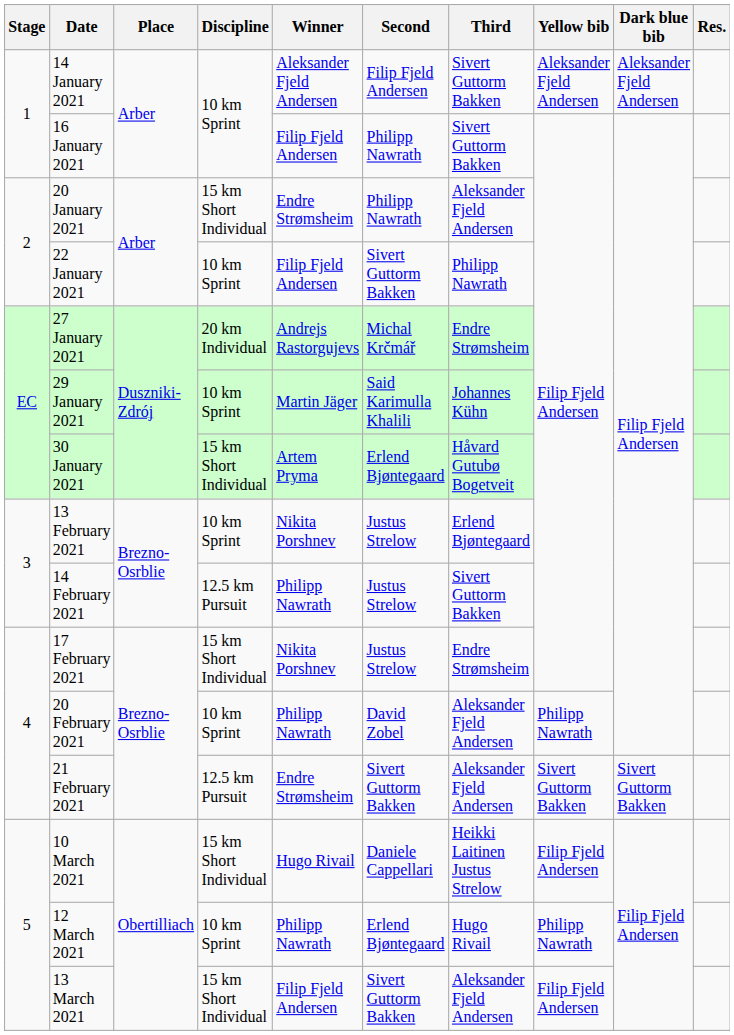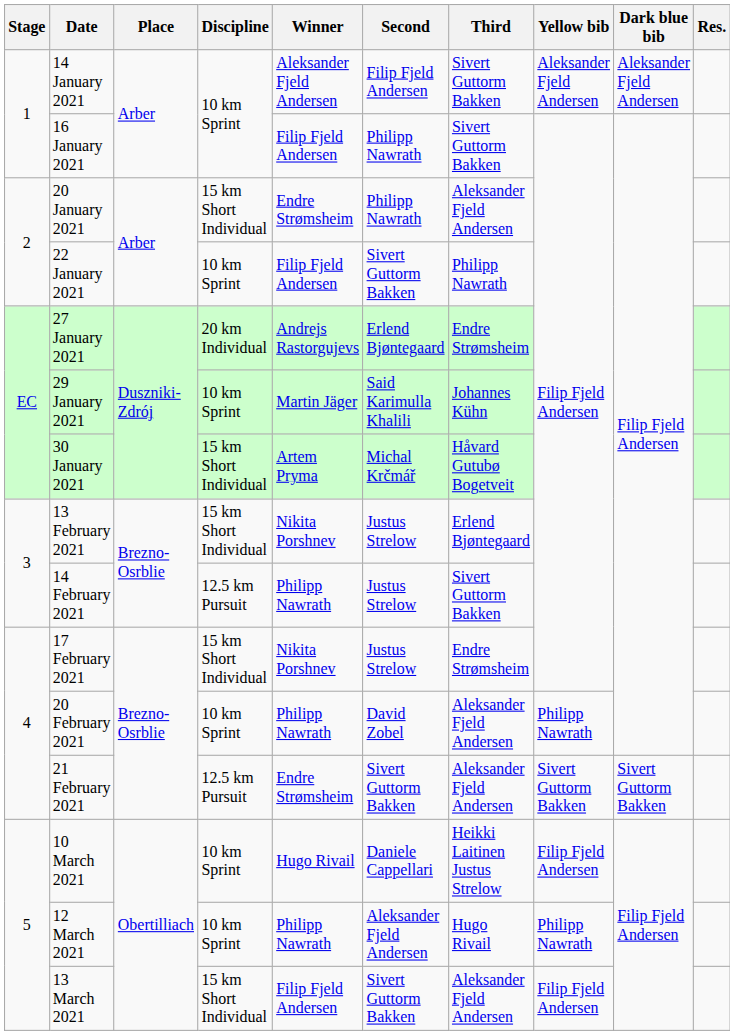(391, 338) Michal Krčmář -> (406, 338) Erlend Bjøntegaard
(406, 466) Erlend Bjøntegaard -> (391, 466) Michal Krčmář
(222, 530) 10 km Sprint -> (234, 530) 15 km Short Individual
(234, 860) 15 km Short Individual -> (222, 860) 10 km Sprint
(406, 934) Erlend Bjøntegaard -> (403, 934) Aleksander Fjeld Andersen
